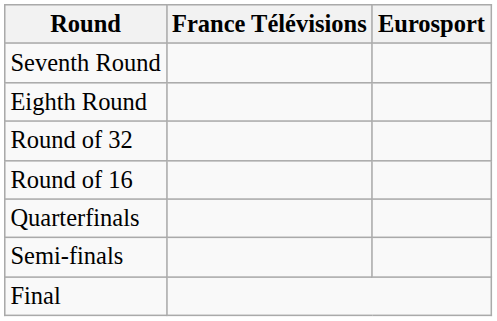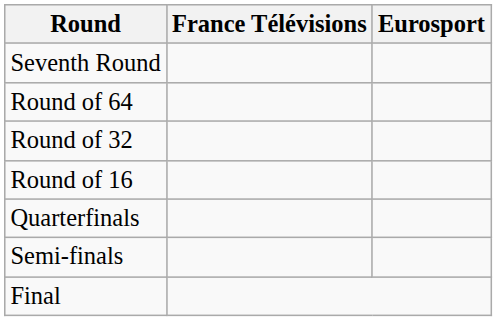- row: (79, 101)
+ row: (72, 101)
